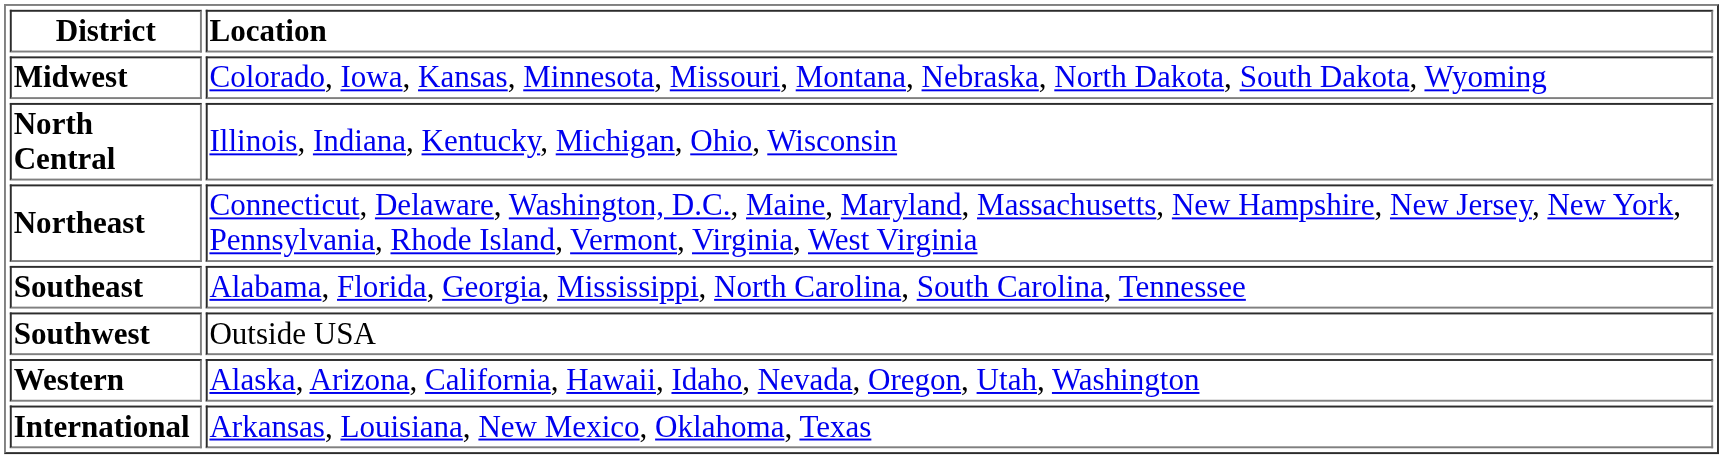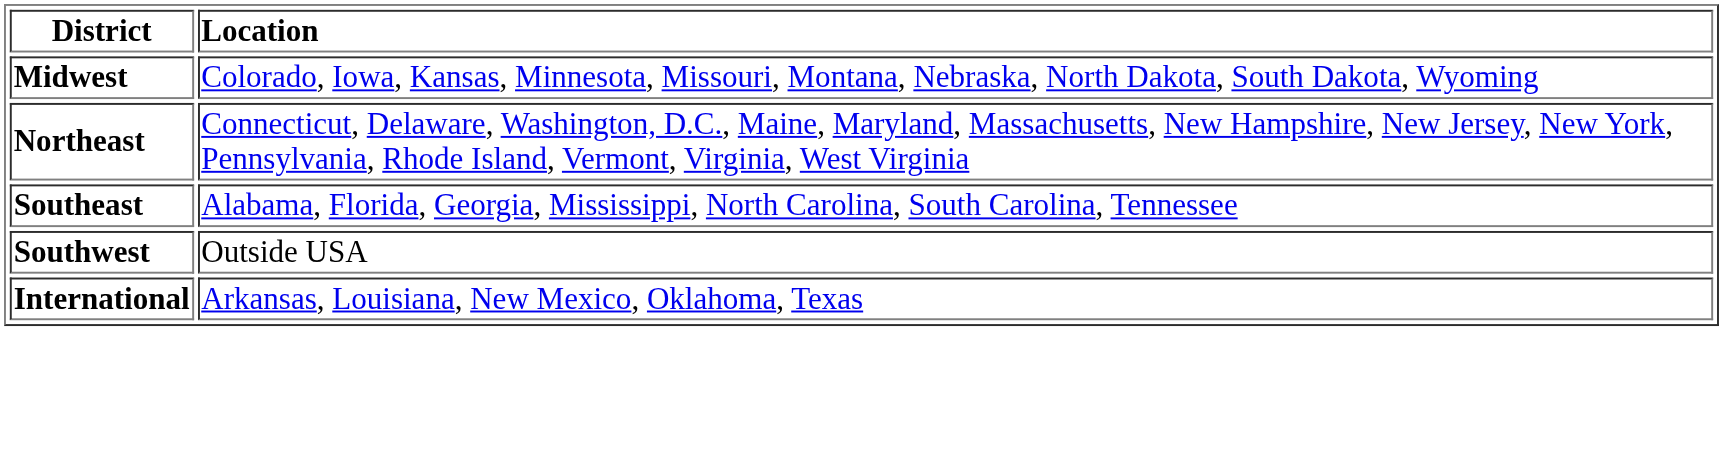- row: (65, 141)
- row: (69, 379)
